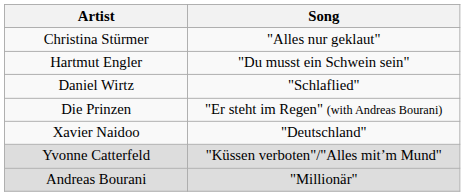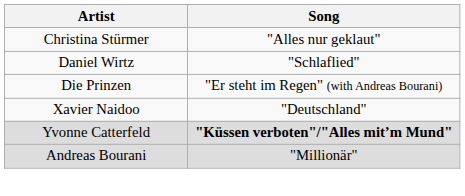- row: (96, 62)
(324, 156) normal -> (324, 132) bold
